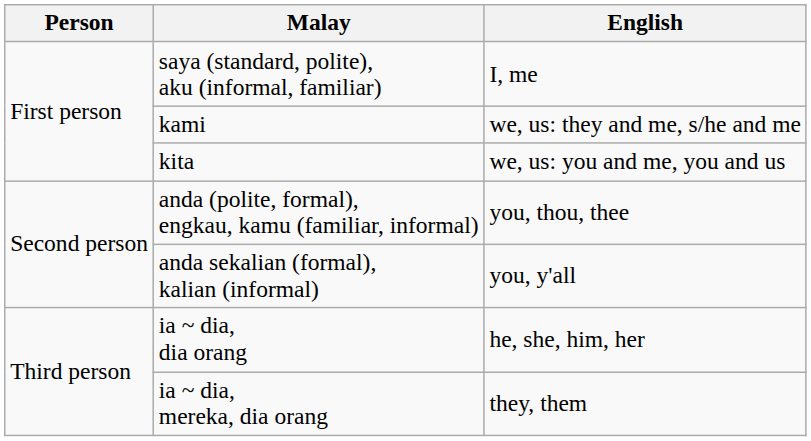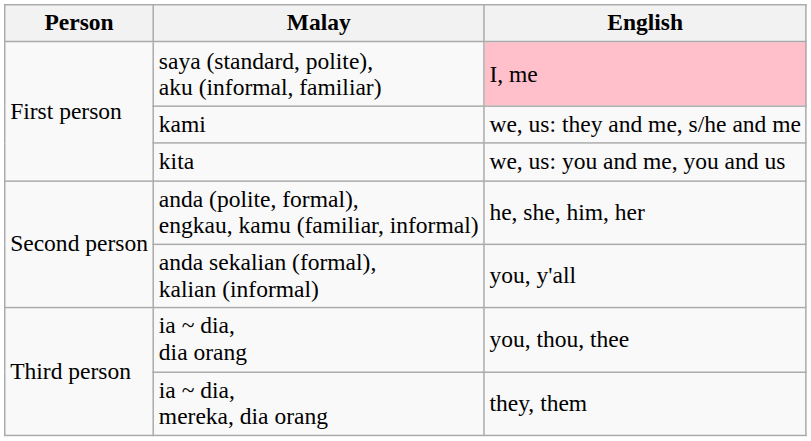(514, 73) no background -> (514, 73) pink background
(559, 212) you, thou, thee -> (567, 212) he, she, him, her
(567, 339) he, she, him, her -> (559, 339) you, thou, thee
